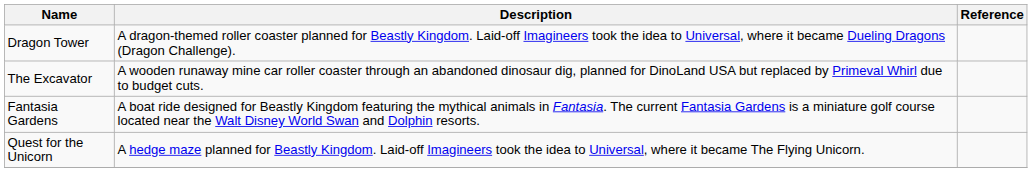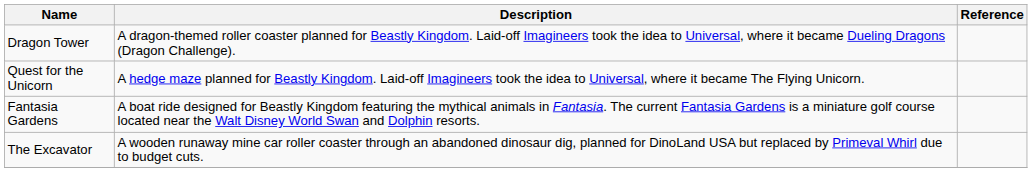rows swapped: (45, 149) <-> (50, 78)
